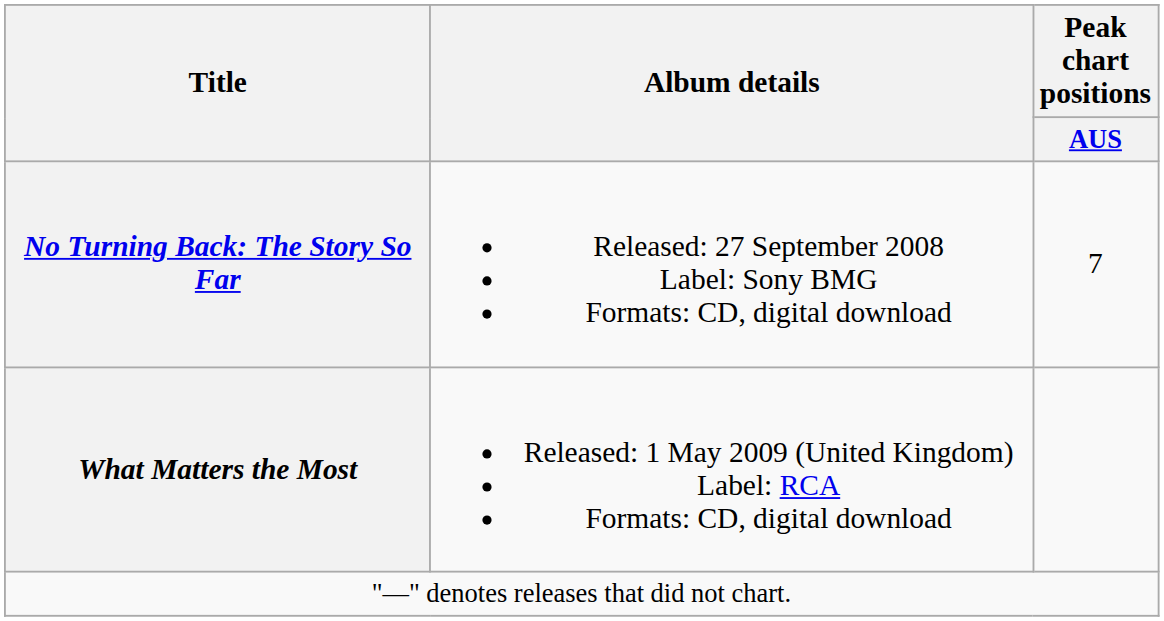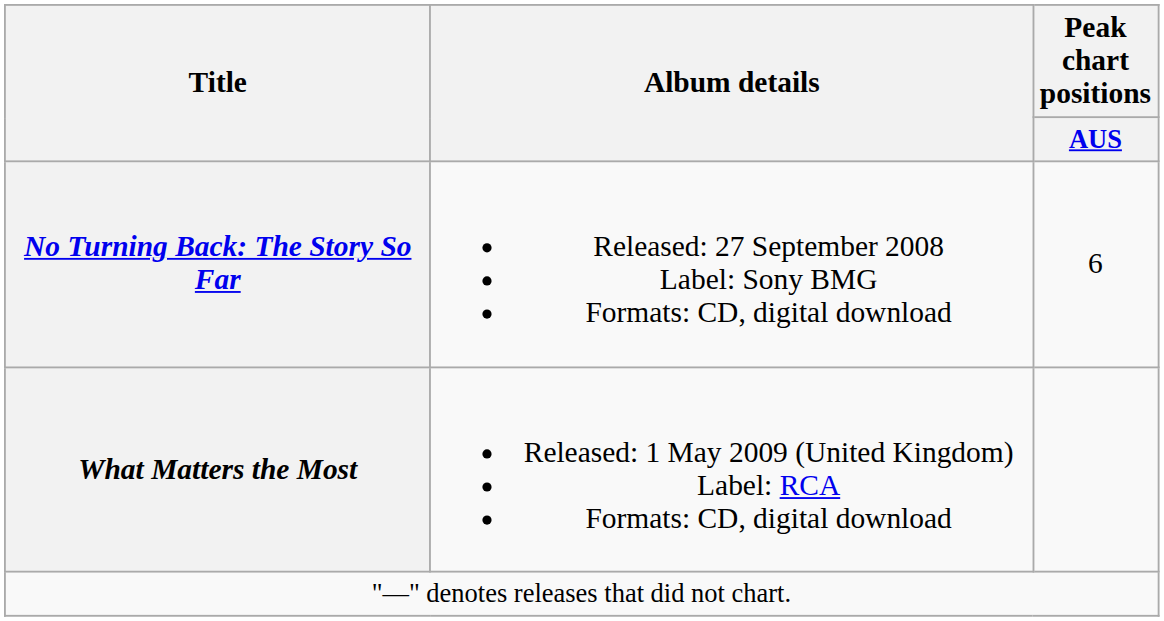(1095, 263) 7 -> (1095, 263) 6
